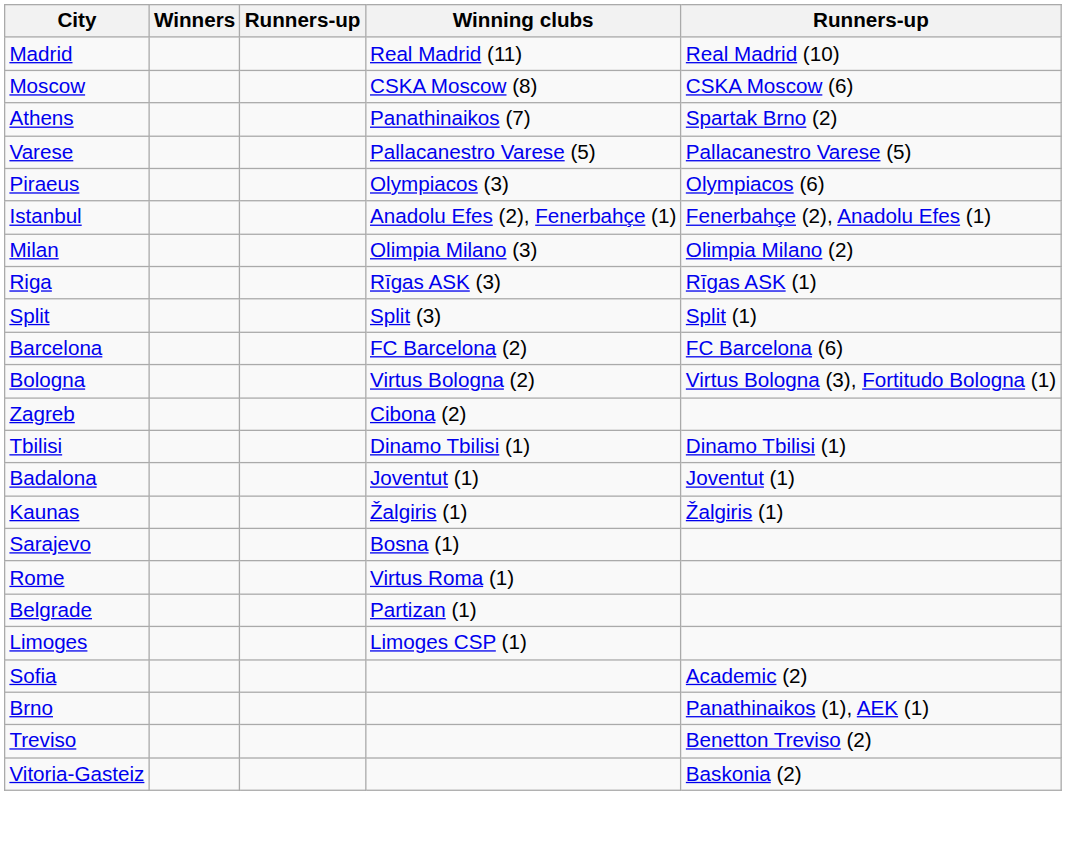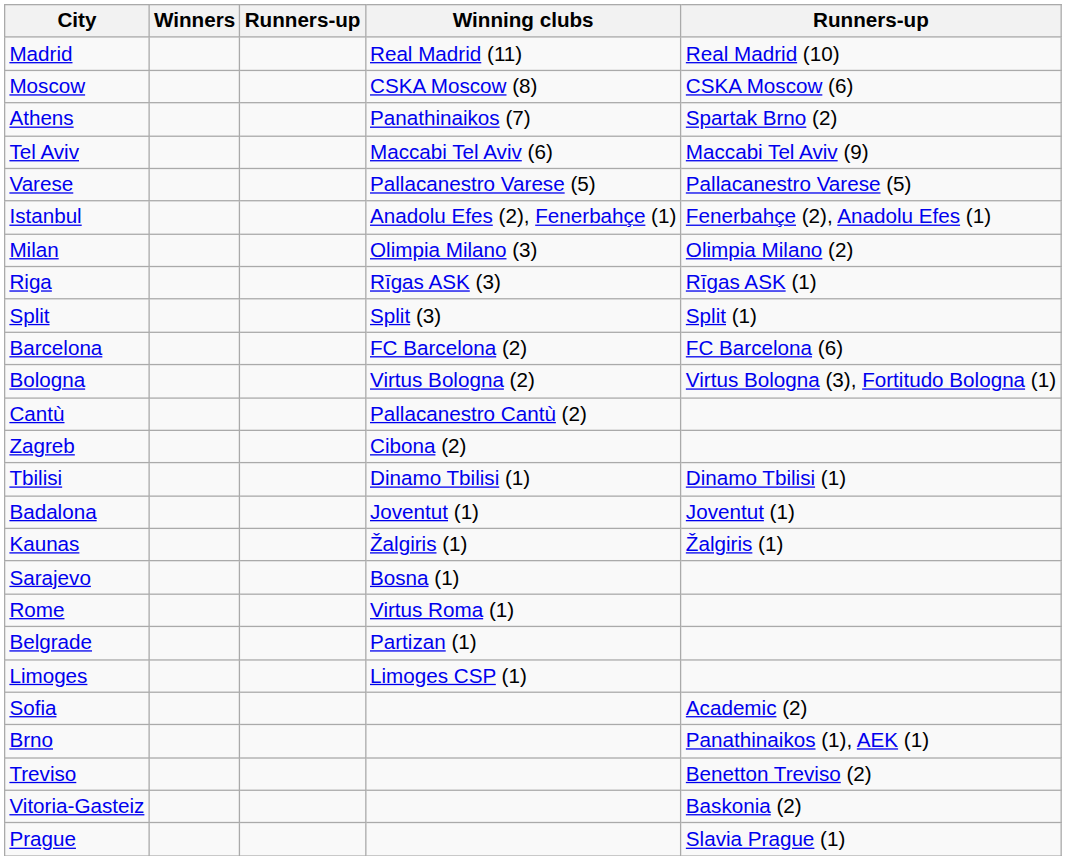+ row: (44, 151)
- row: (44, 184)
+ row: (37, 413)
+ row: (43, 839)
